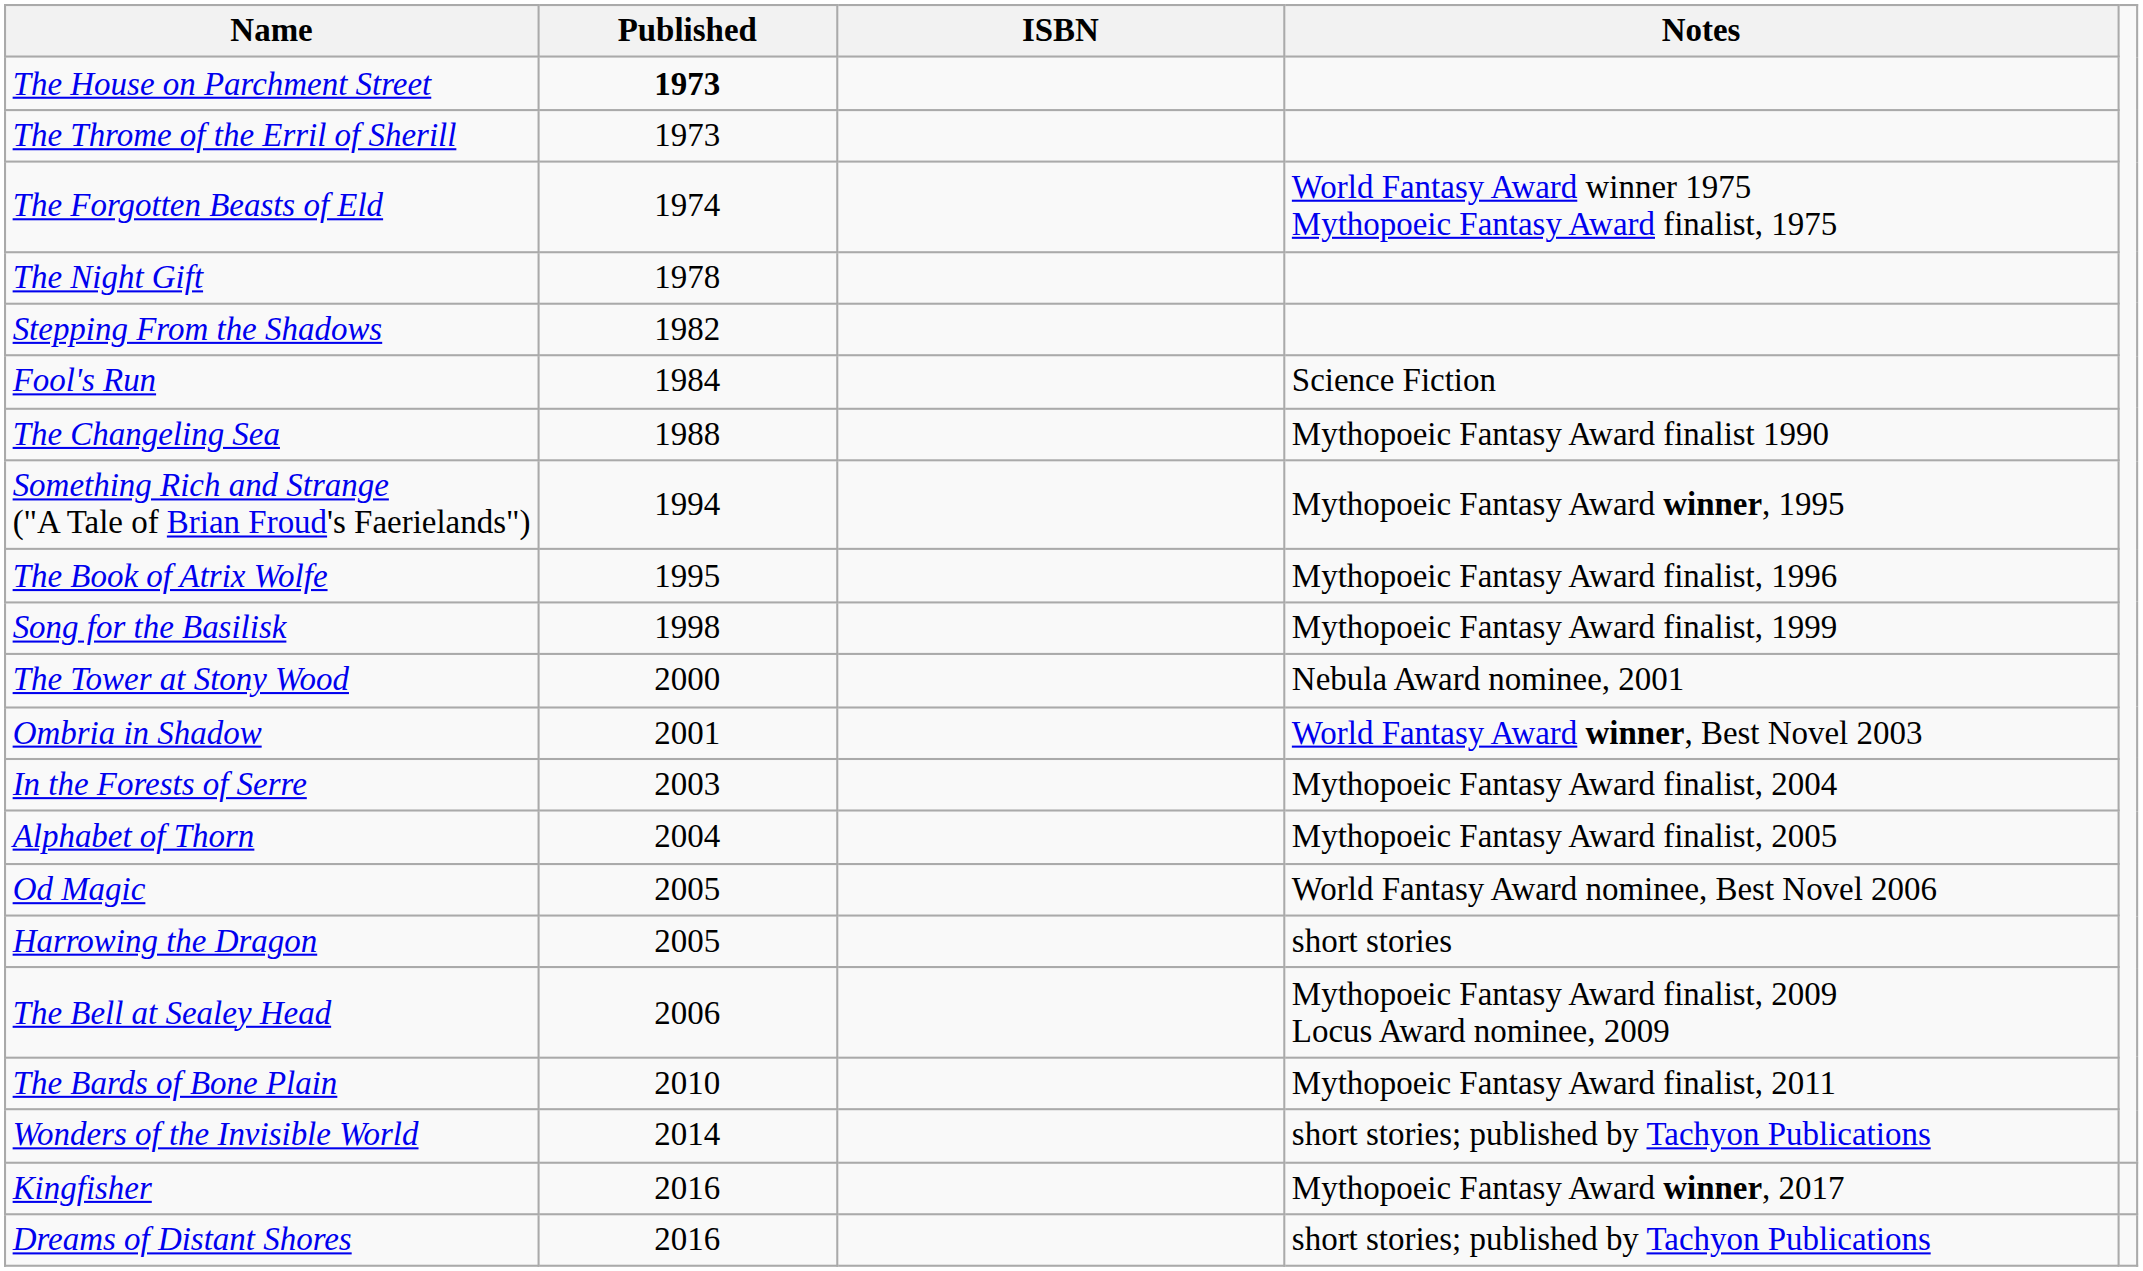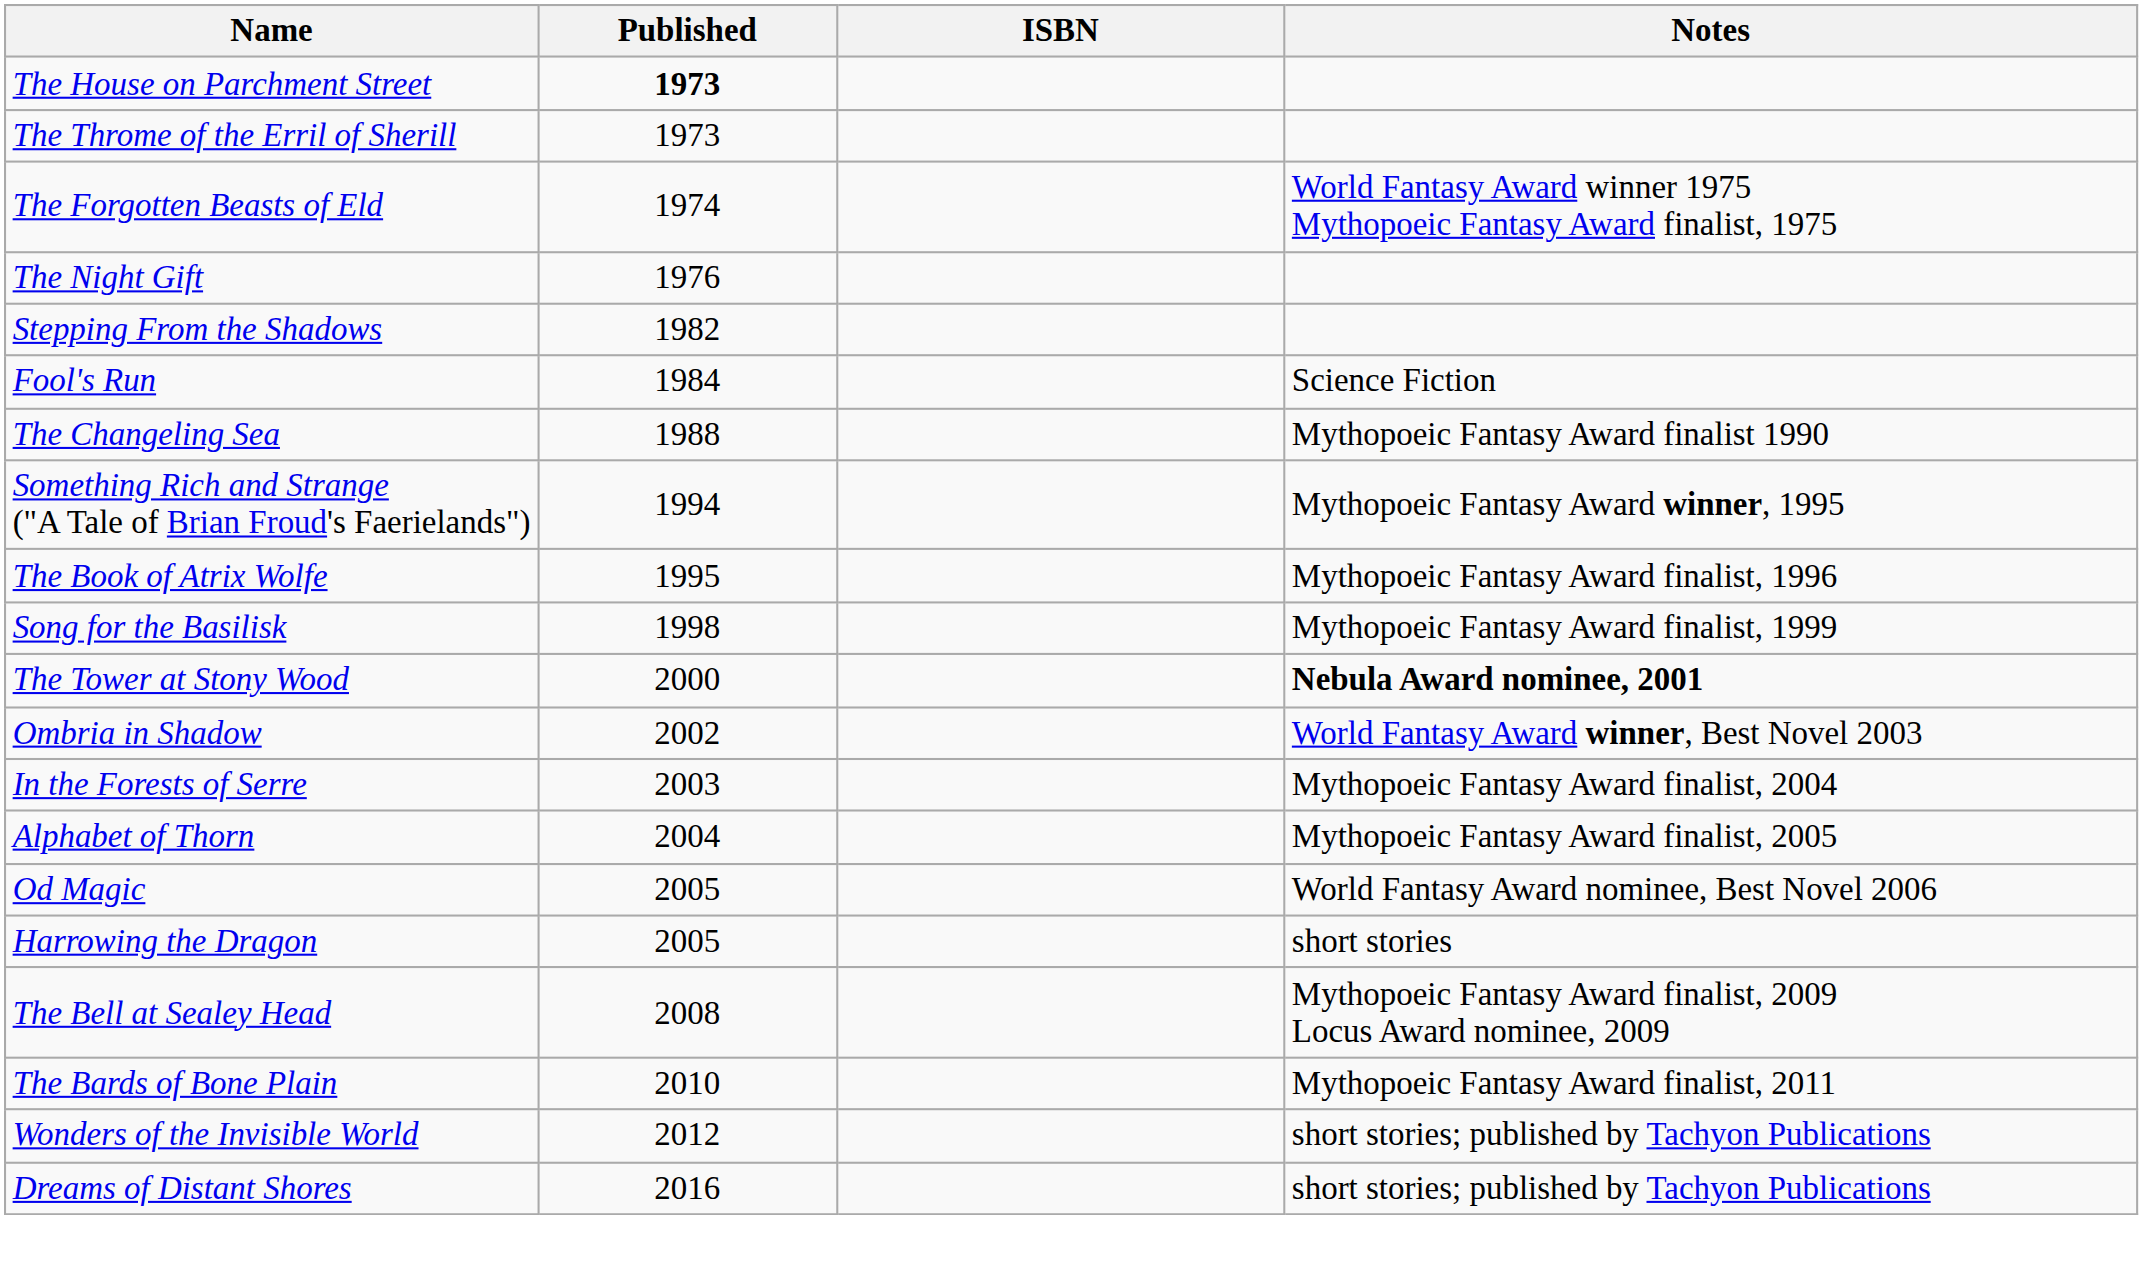(687, 276) 1978 -> (687, 276) 1976
(1488, 679) normal -> (1498, 679) bold
(687, 732) 2001 -> (687, 732) 2002
(687, 1011) 2006 -> (687, 1011) 2008
(687, 1135) 2014 -> (687, 1135) 2012
- row: (82, 1187)
